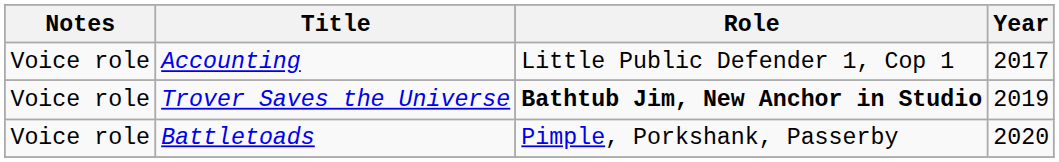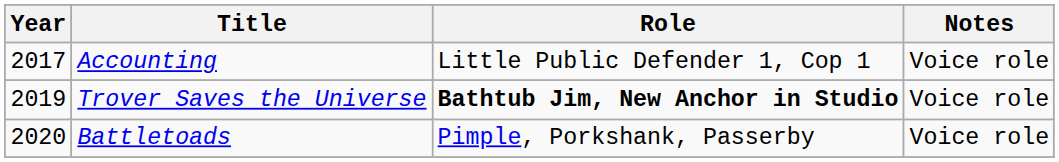columns swapped: (1021, 24) <-> (80, 24)
